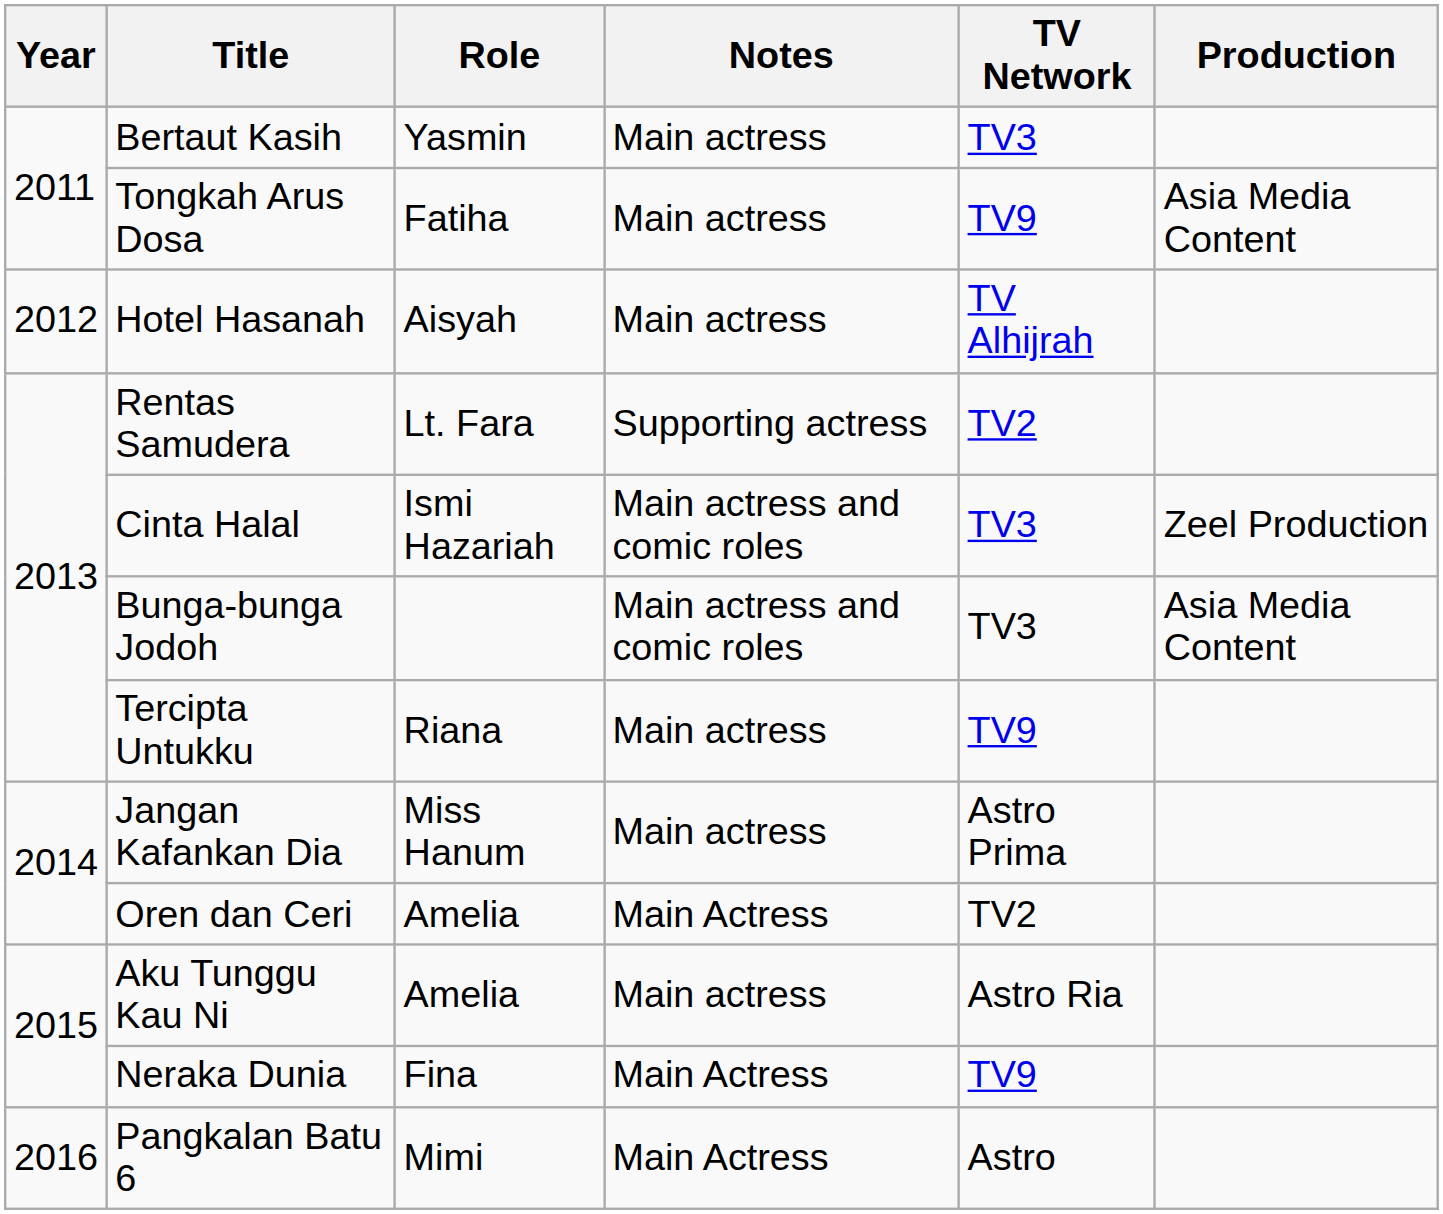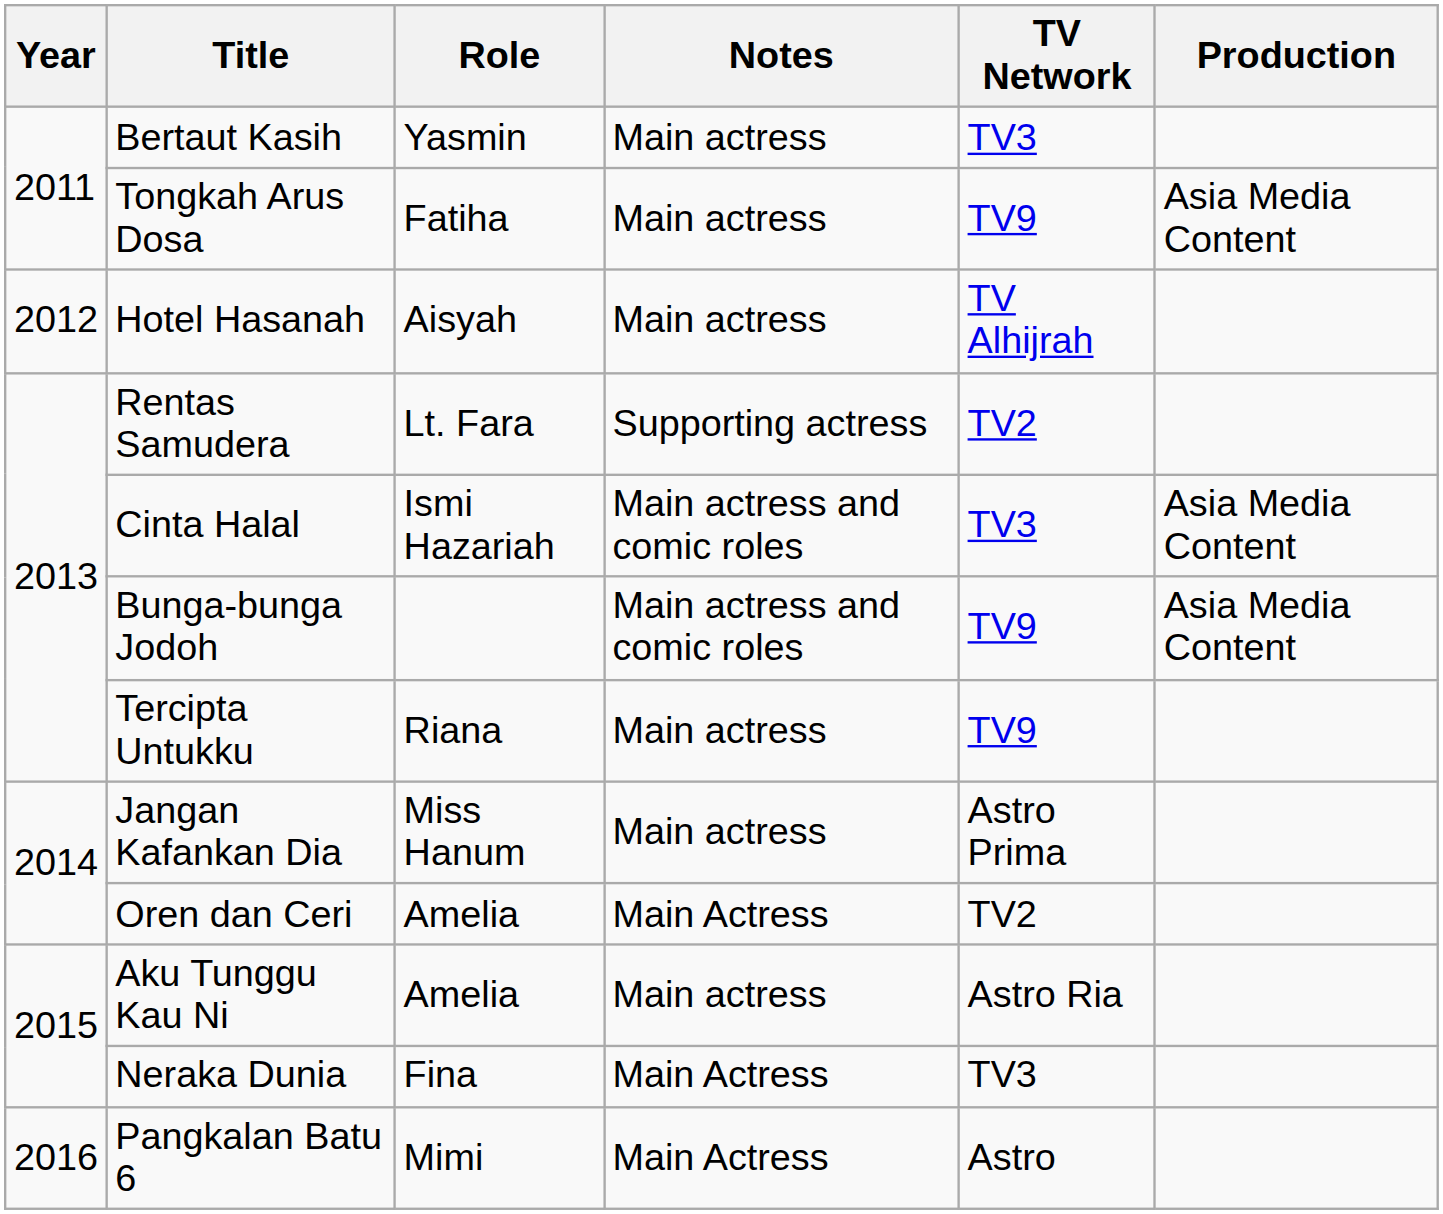(1296, 525) Zeel Production -> (1257, 525) Asia Media Content
(1002, 627) TV3 -> (1002, 627) TV9
(1002, 1075) TV9 -> (1002, 1075) TV3
